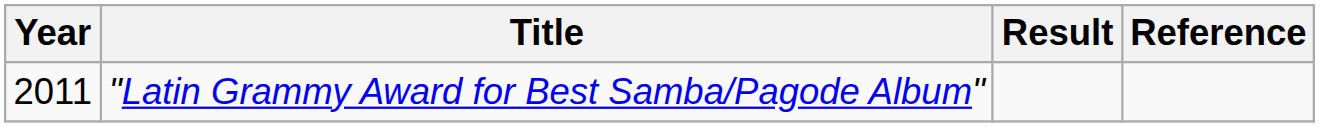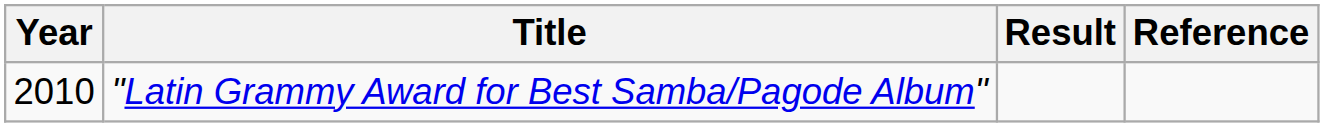(53, 91) 2011 -> (54, 91) 2010
